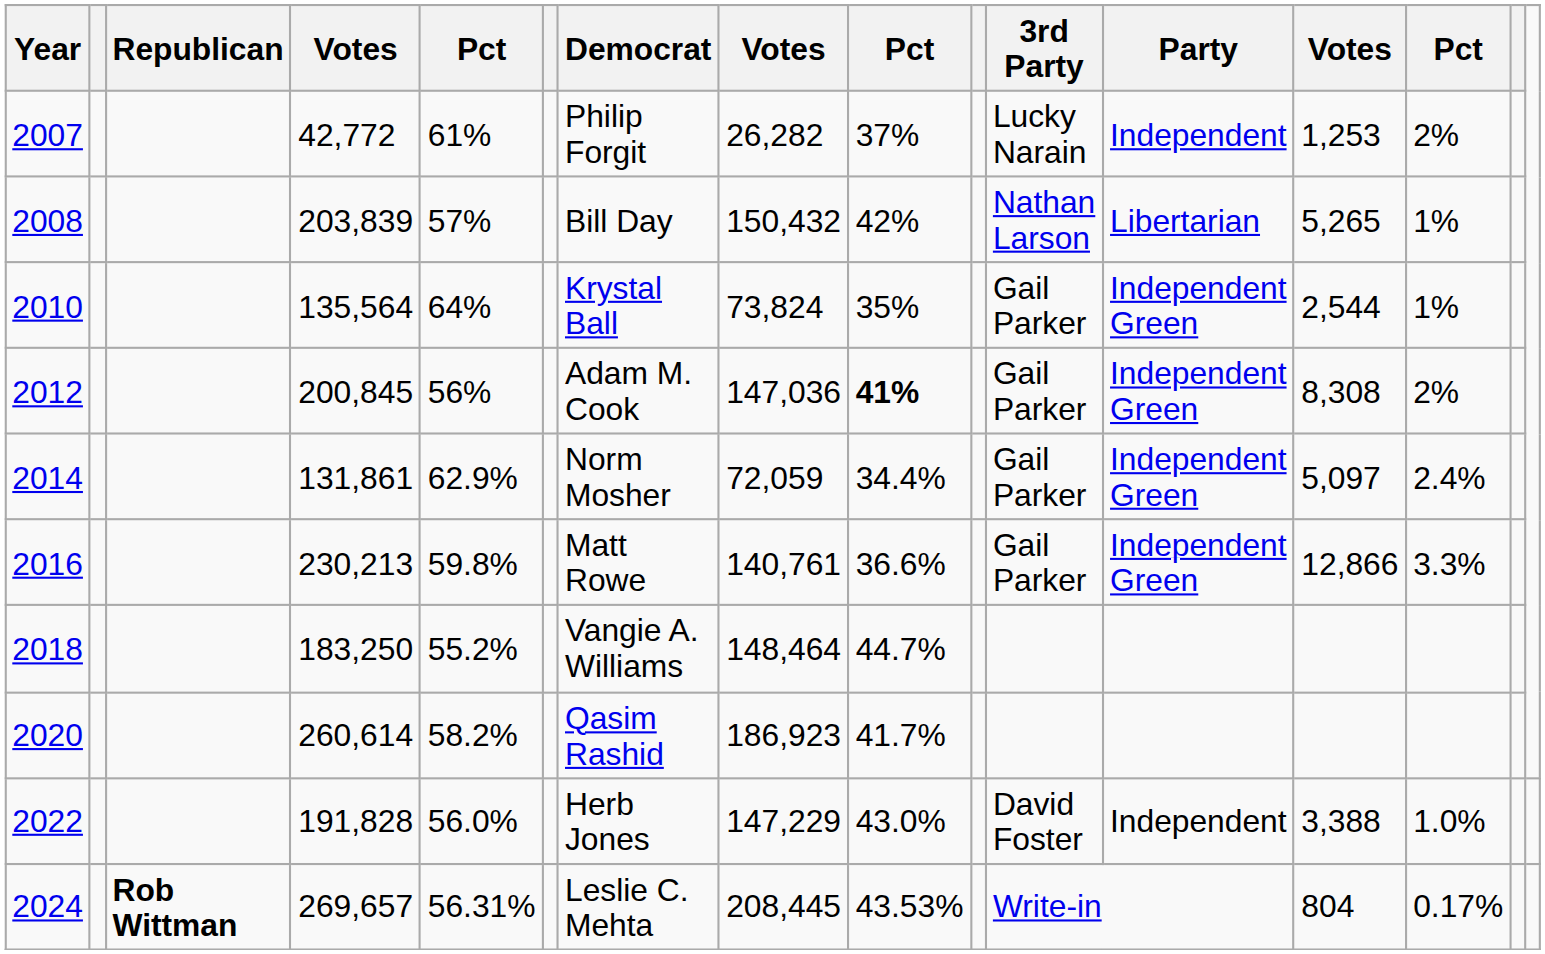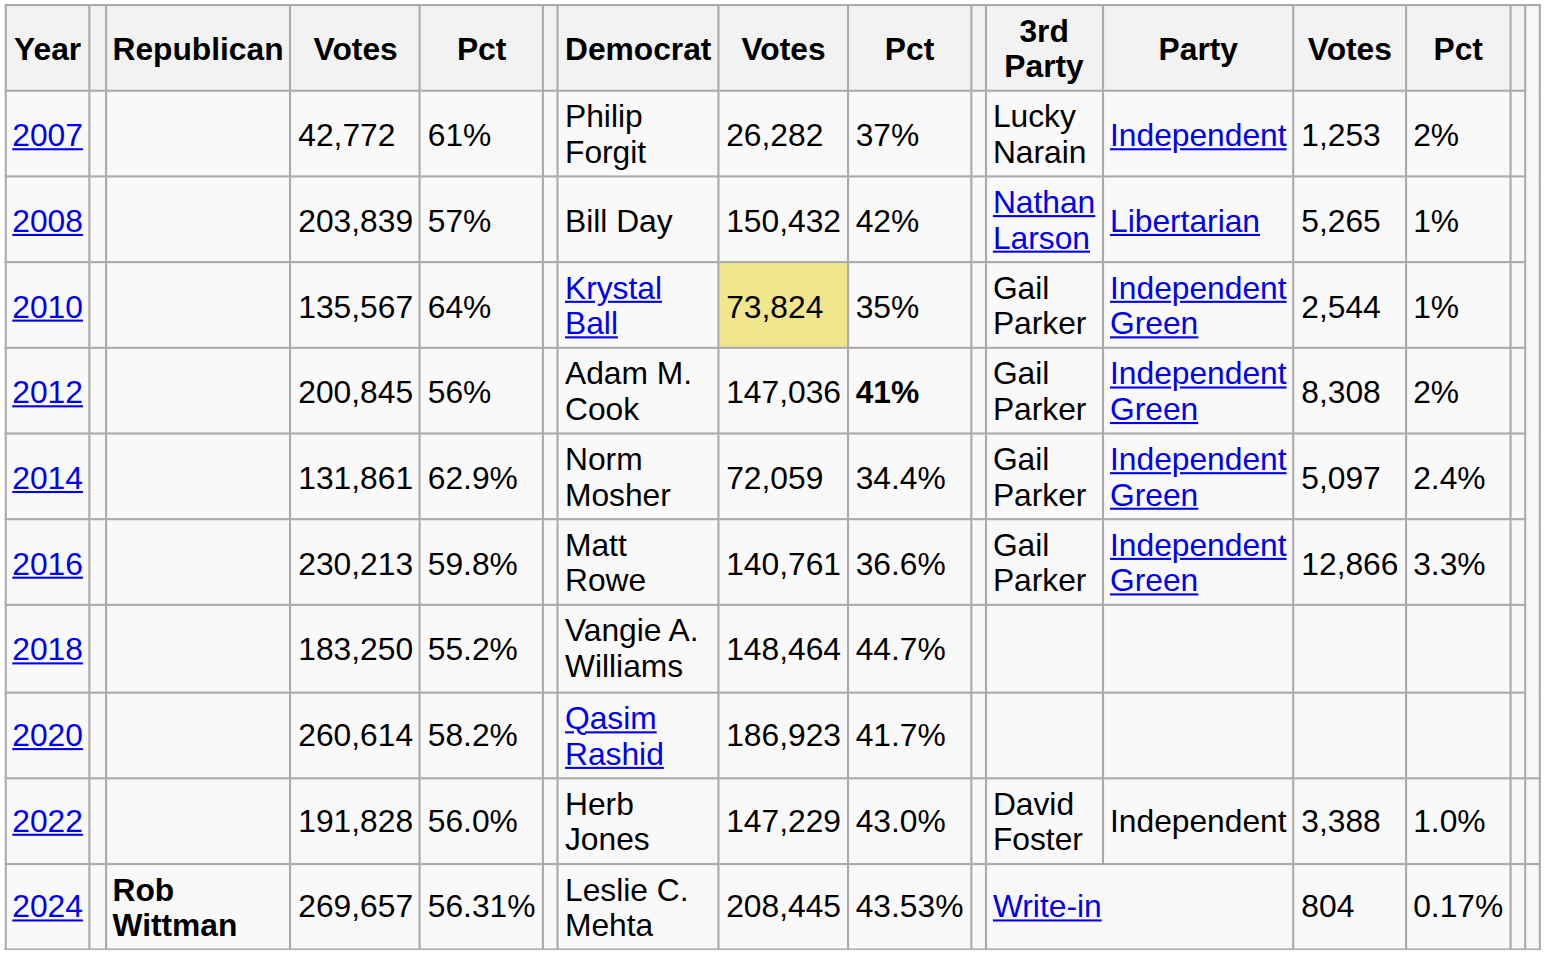(356, 305) 135,564 -> (356, 305) 135,567
(775, 305) no background -> (775, 305) khaki background
